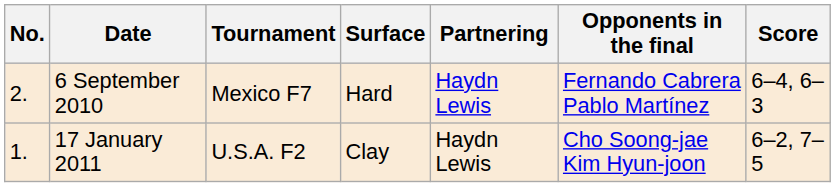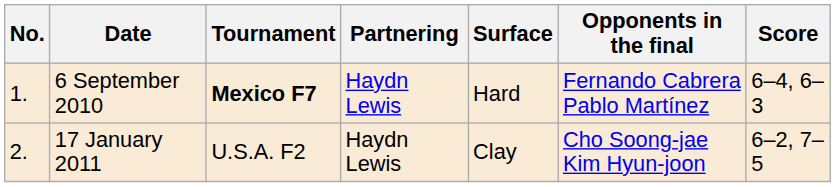columns swapped: (385, 33) <-> (494, 33)
(19, 92) 2. -> (19, 92) 1.
(262, 92) normal -> (264, 92) bold
(19, 151) 1. -> (19, 151) 2.
